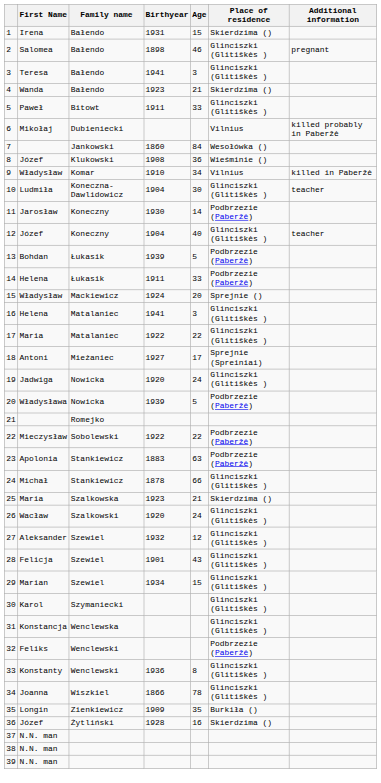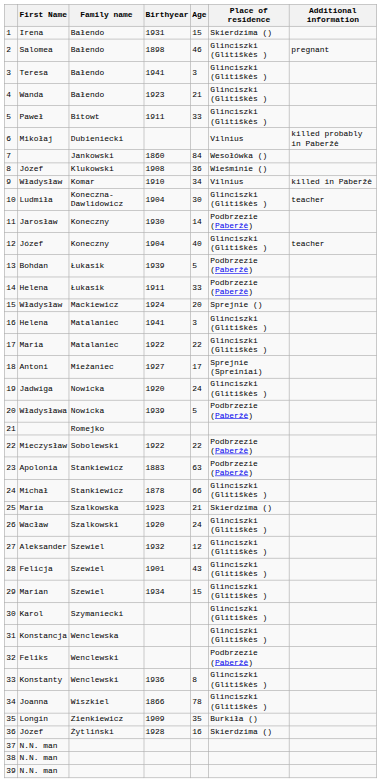(241, 90) Skierdzima () -> (239, 94) Glinciszki (Glitiškės )
